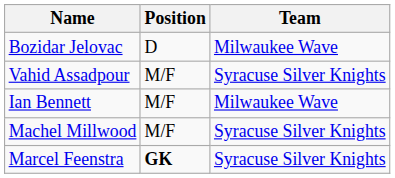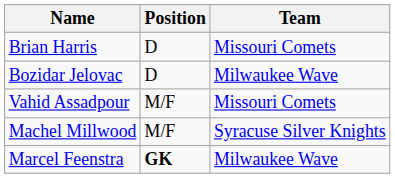+ row: (53, 46)
(300, 74) Syracuse Silver Knights -> (275, 103) Missouri Comets
- row: (50, 103)
(300, 159) Syracuse Silver Knights -> (276, 159) Milwaukee Wave
